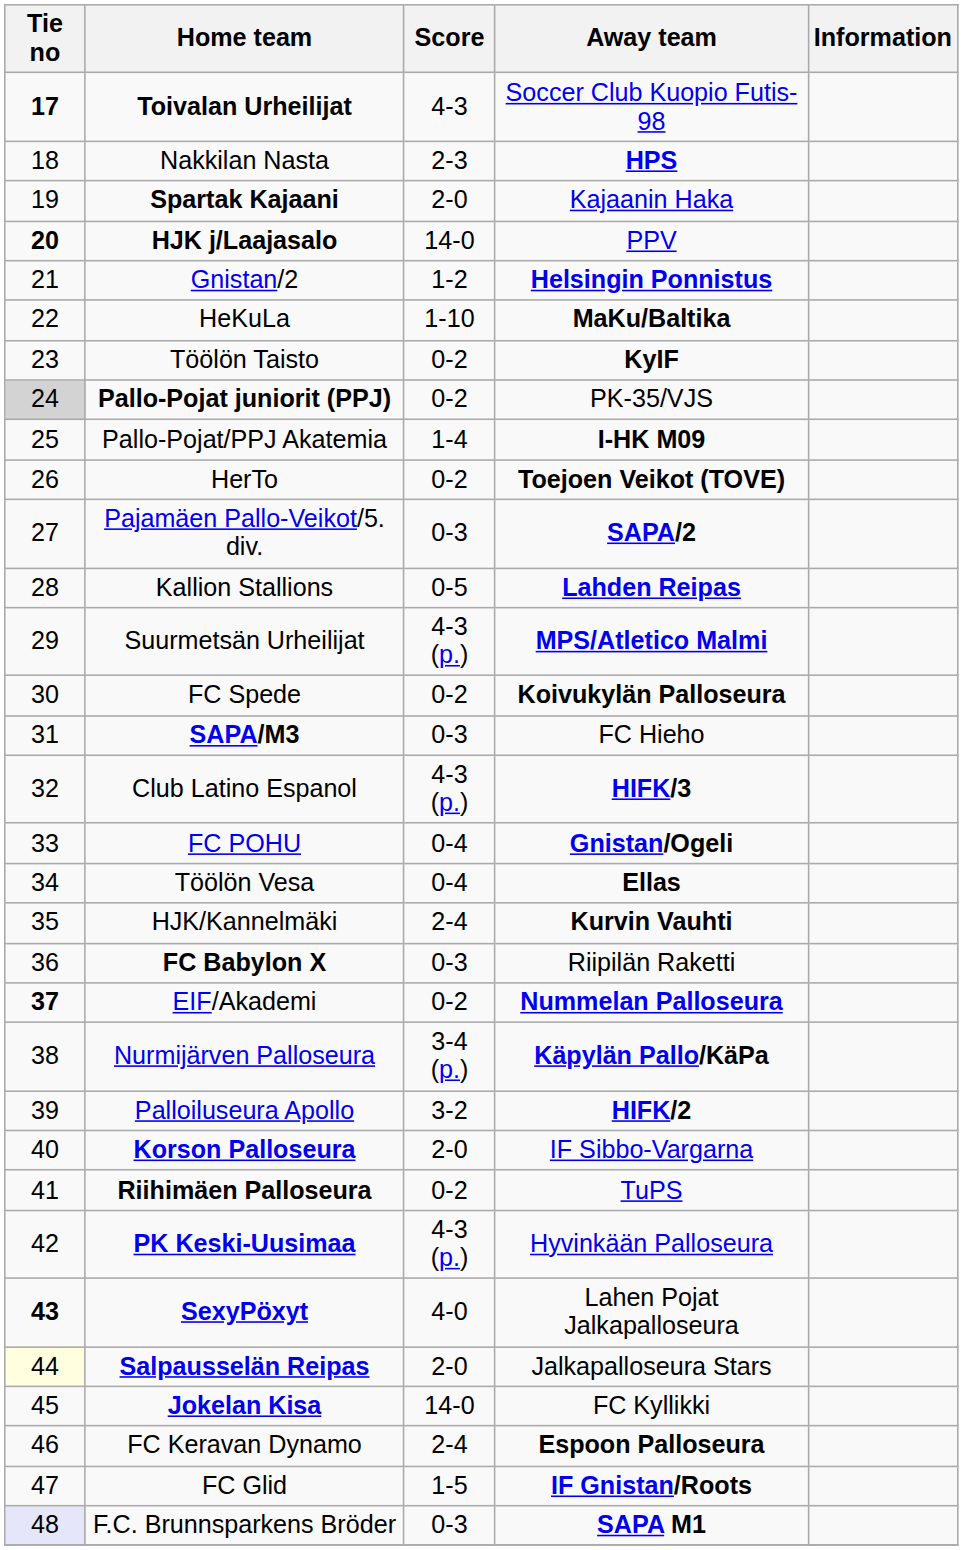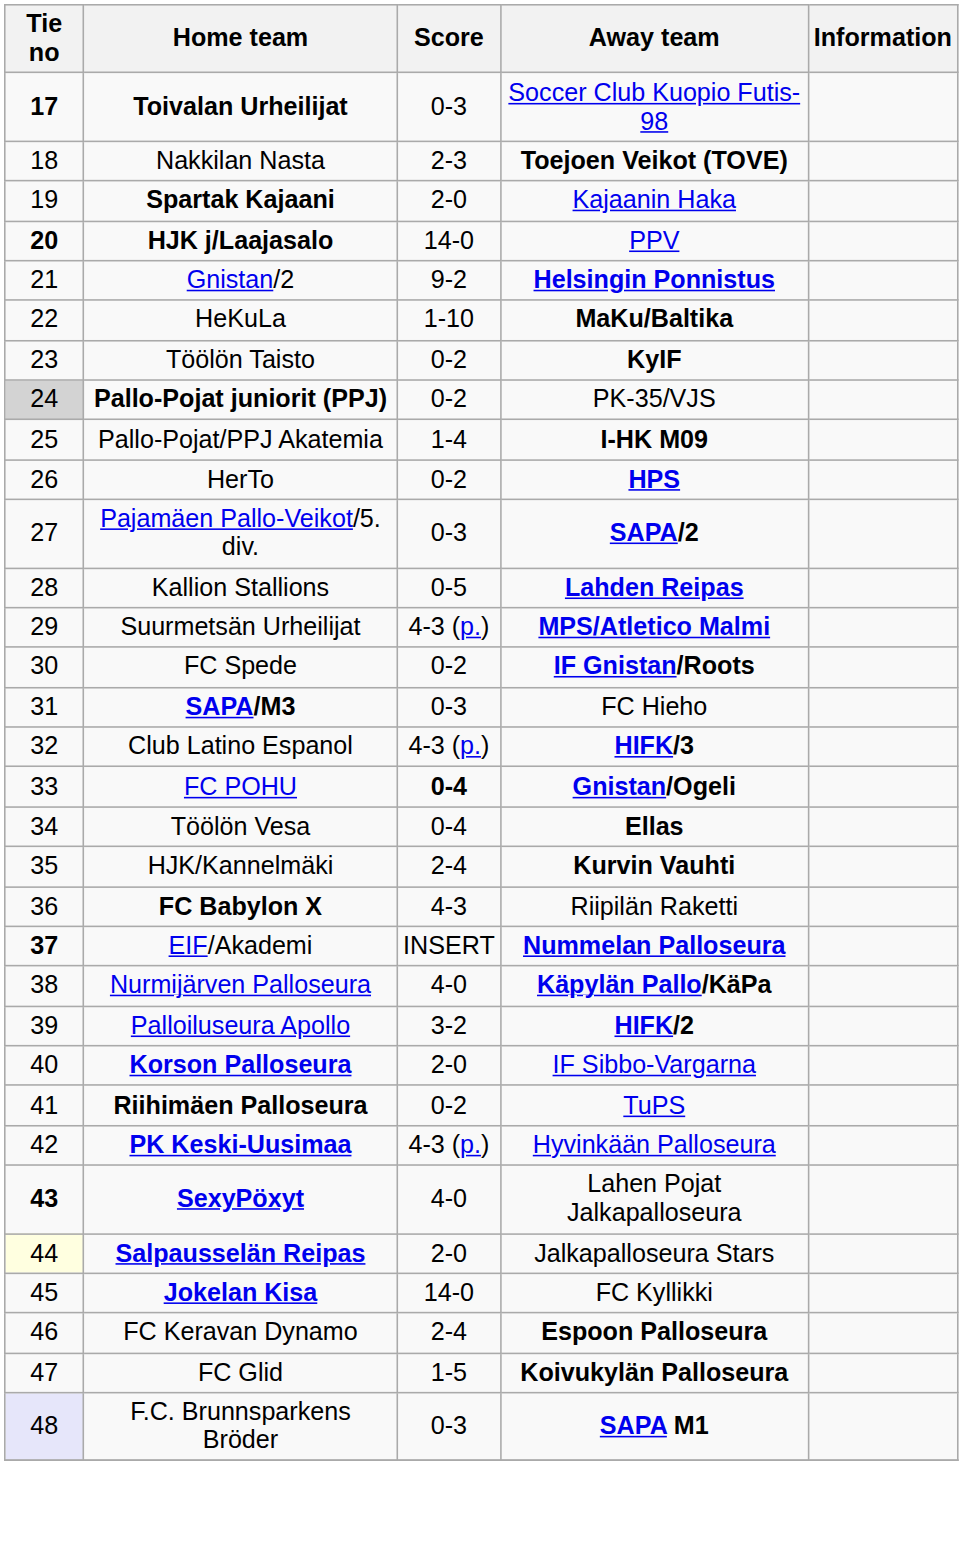(449, 106) 4-3 -> (449, 106) 0-3
(652, 160) HPS -> (654, 160) Toejoen Veikot (TOVE)
(449, 280) 1-2 -> (449, 280) 9-2
(652, 479) Toejoen Veikot (TOVE) -> (654, 479) HPS
(652, 695) Koivukylän Palloseura -> (654, 666) IF Gnistan/Roots
(449, 842) normal -> (449, 786) bold
(449, 962) 0-3 -> (449, 905) 4-3
(449, 1002) 0-2 -> (449, 945) INSERT
(449, 1056) 3-4 (p.) -> (449, 985) 4-0
(652, 1485) IF Gnistan/Roots -> (654, 1372) Koivukylän Palloseura
